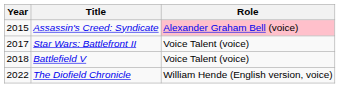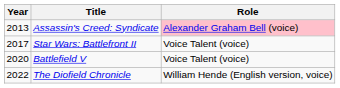(18, 28) 2015 -> (18, 28) 2013
(18, 59) 2018 -> (18, 59) 2020
